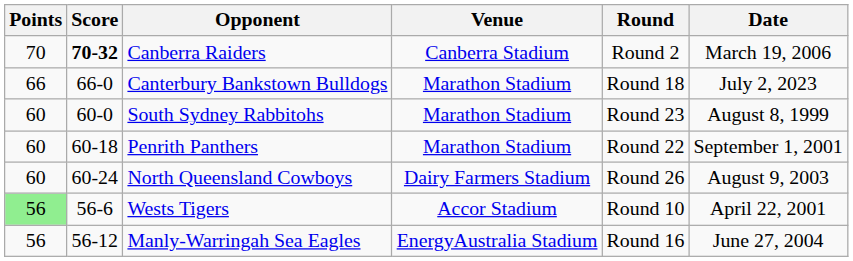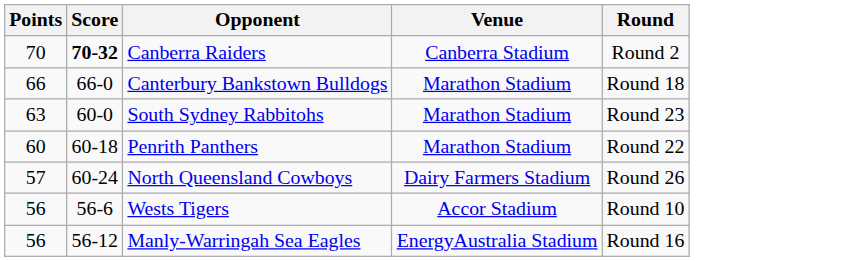- column: (768, 20)
(36, 114) 60 -> (36, 114) 63
(36, 177) 60 -> (36, 177) 57
(36, 209) lightgreen background -> (36, 209) no background
